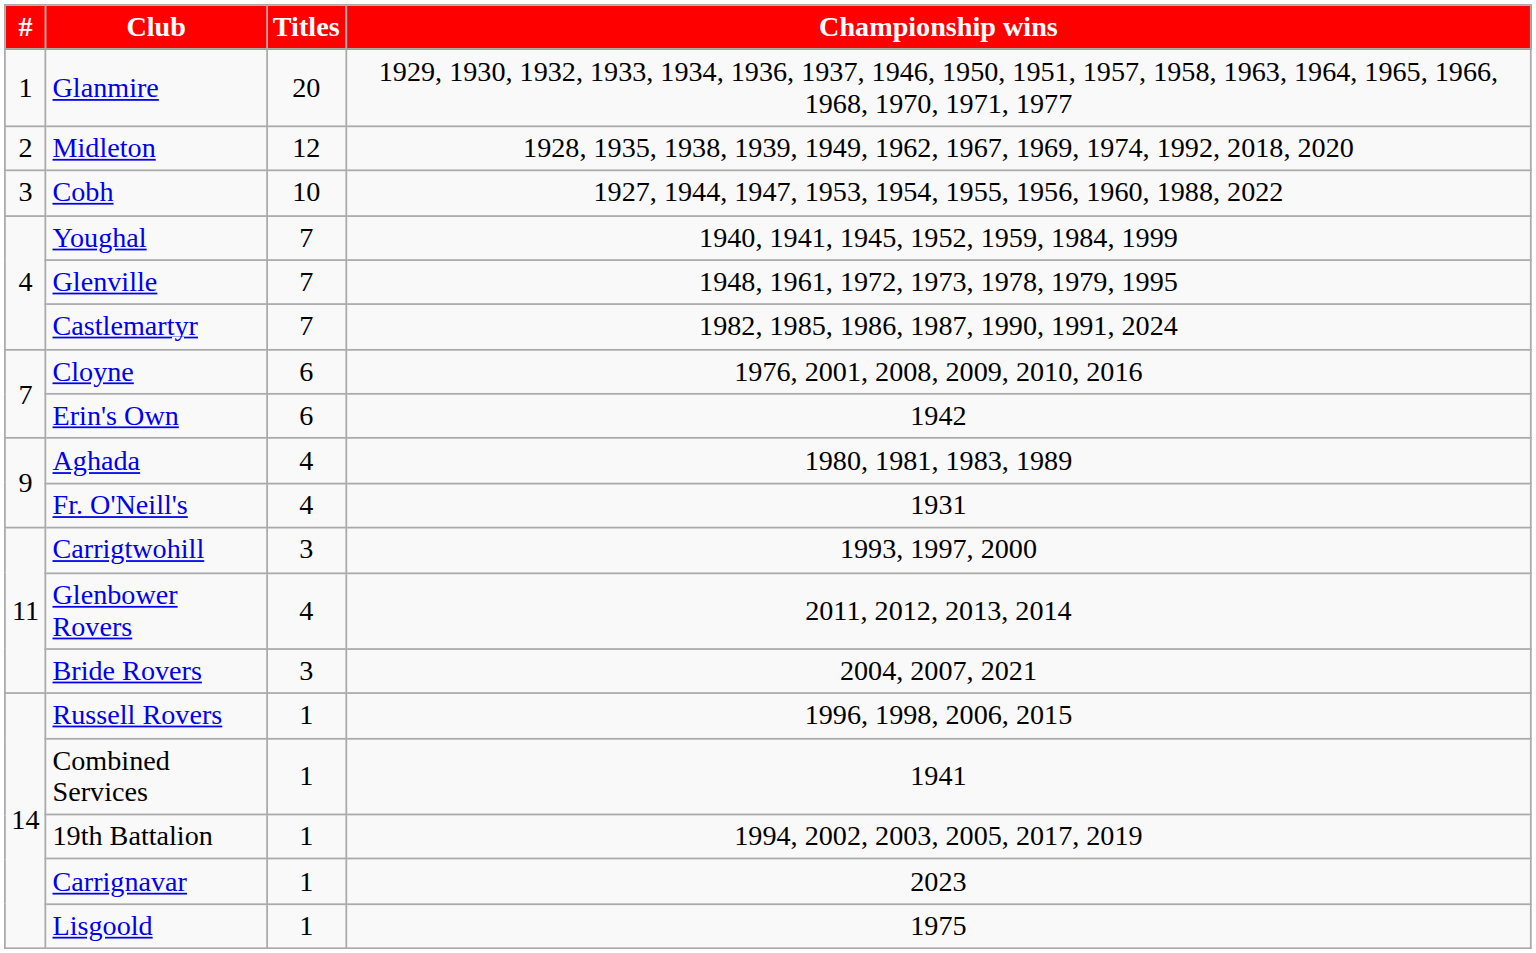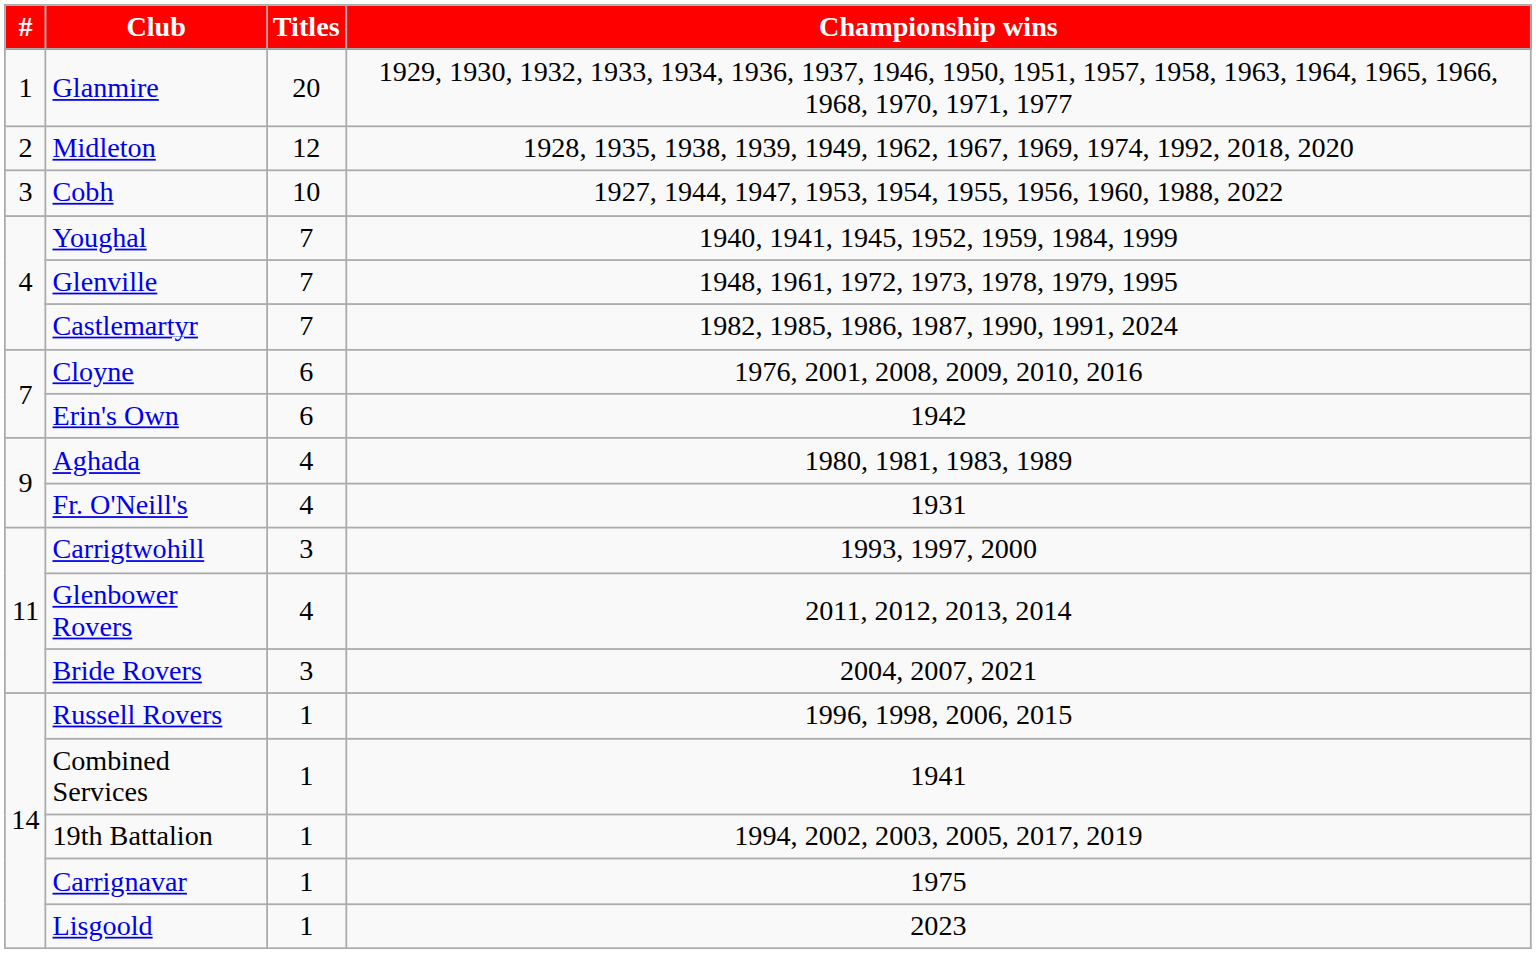(938, 881) 2023 -> (938, 881) 1975
(938, 925) 1975 -> (938, 925) 2023
